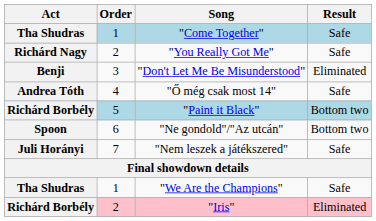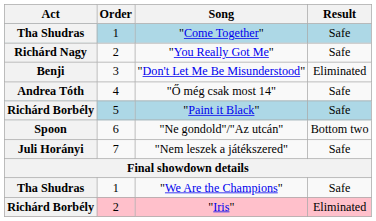(340, 110) Bottom two -> (340, 110) Safe
